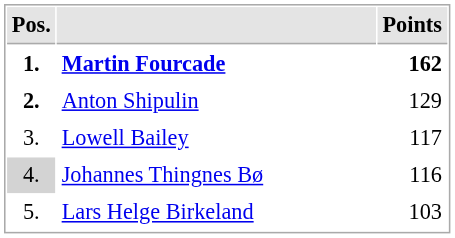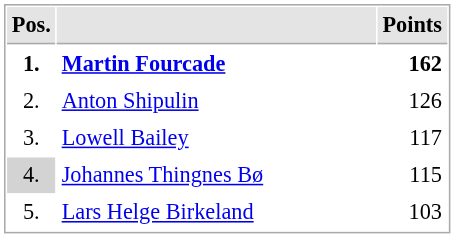(31, 100) bold -> (31, 100) normal
(425, 100) 129 -> (425, 100) 126
(426, 174) 116 -> (426, 174) 115
